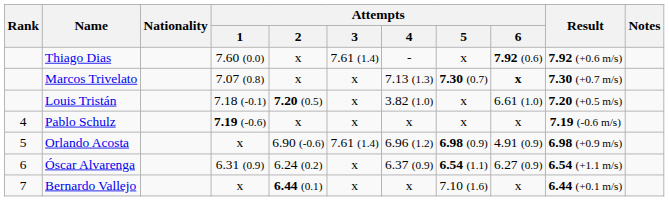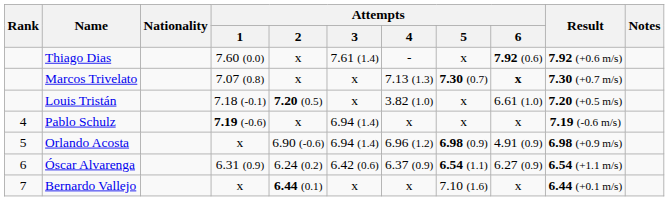(355, 121) x -> (355, 121) 6.94 (1.4)
(355, 143) 7.61 (1.4) -> (355, 143) 6.94 (1.4)
(355, 164) x -> (355, 164) 6.42 (0.6)
